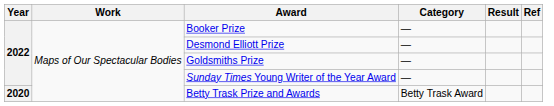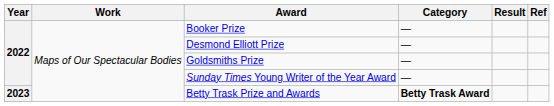(18, 93) 2020 -> (18, 93) 2023
(442, 93) normal -> (445, 93) bold
